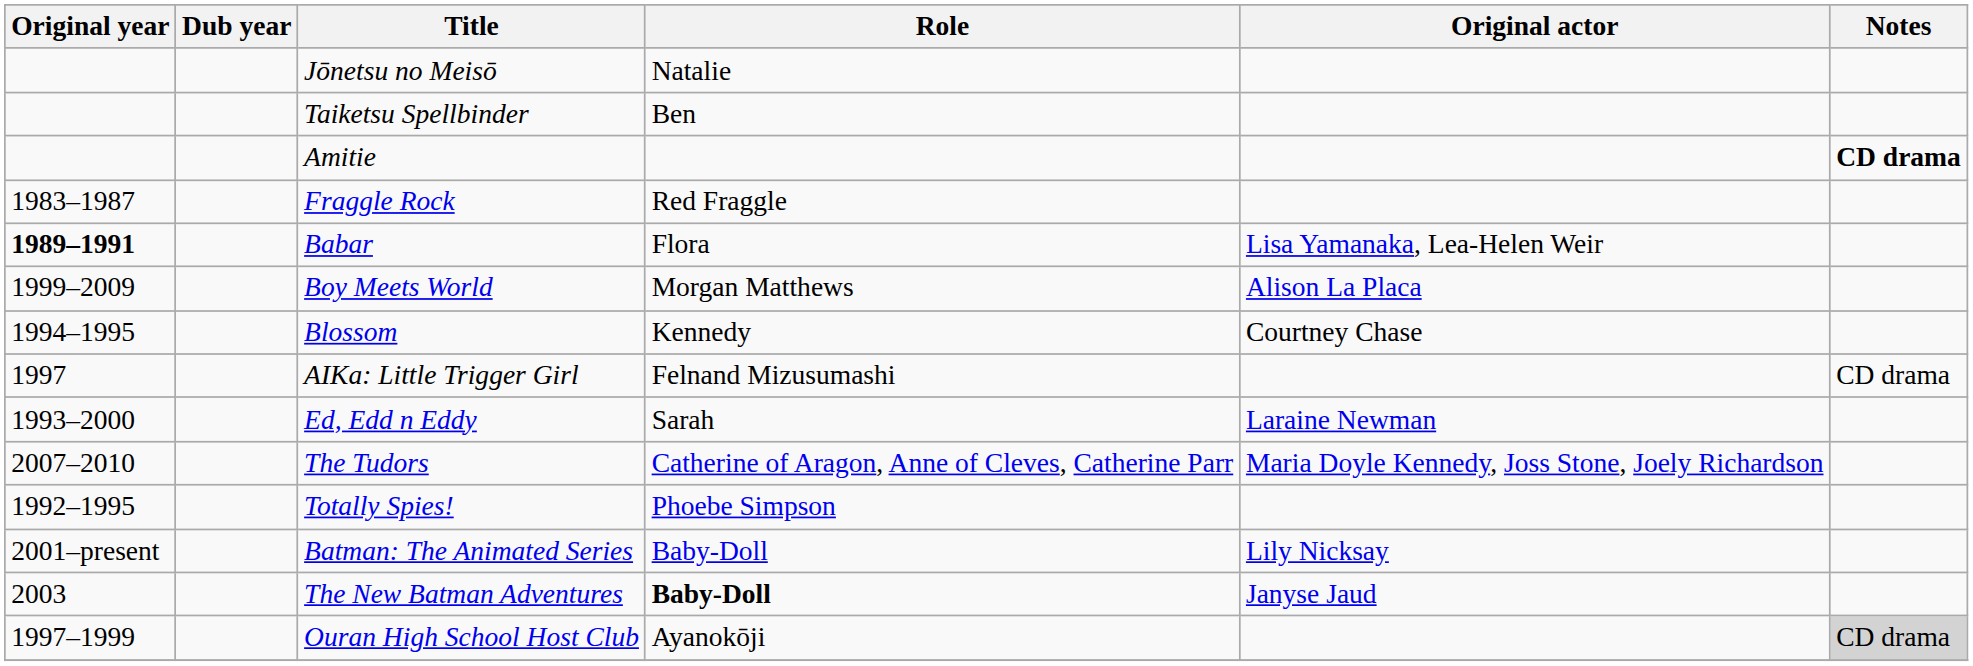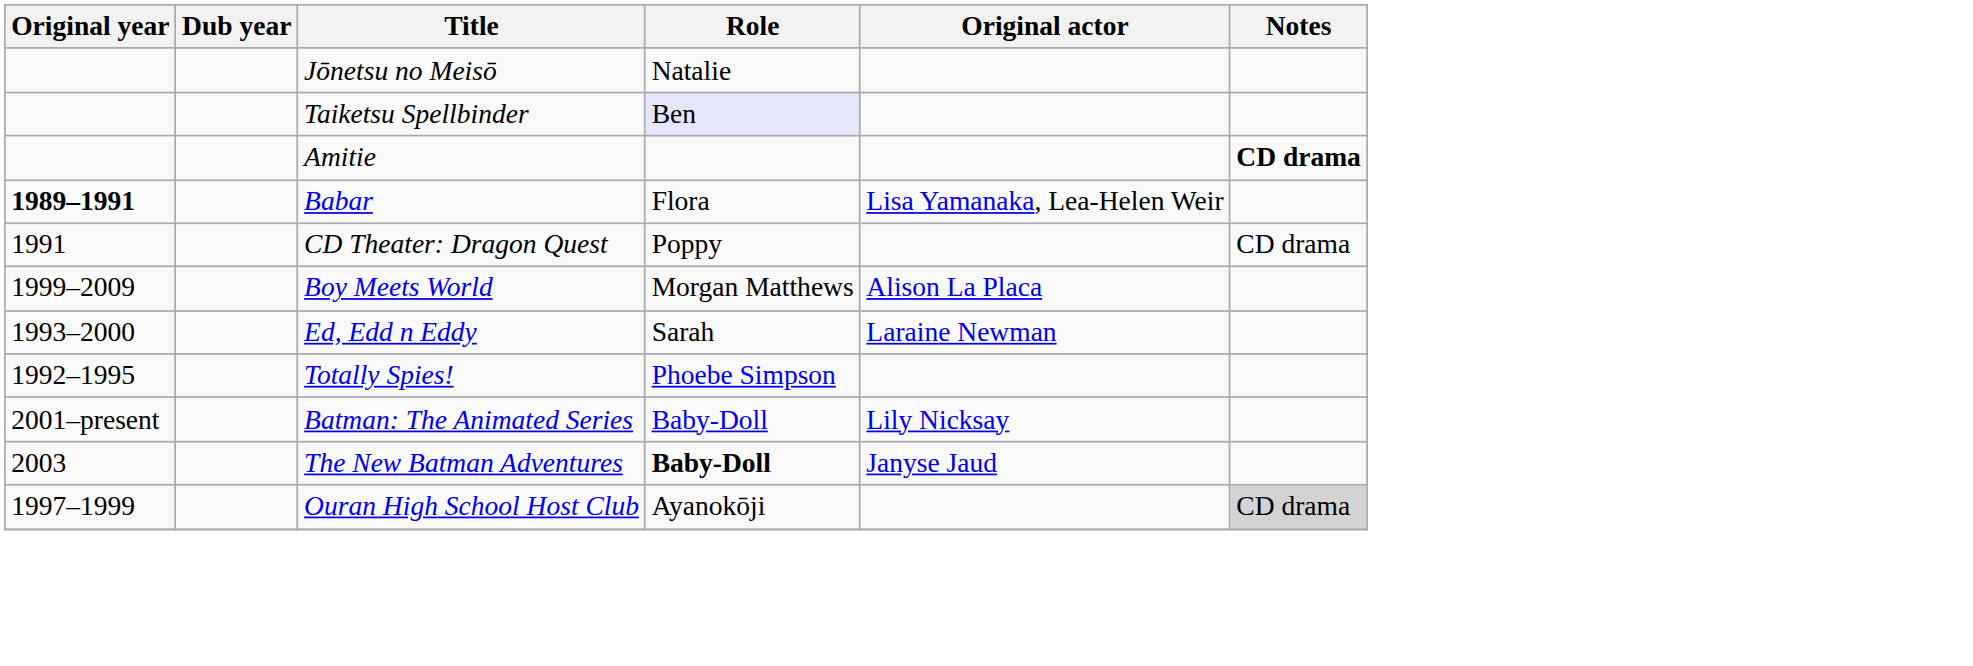(674, 113) no background -> (674, 113) lavender background
- row: (379, 200)
+ row: (456, 244)
- row: (351, 331)
- row: (441, 375)
- row: (366, 462)
